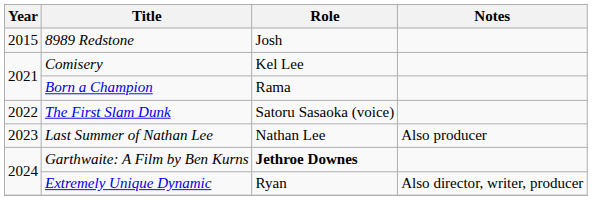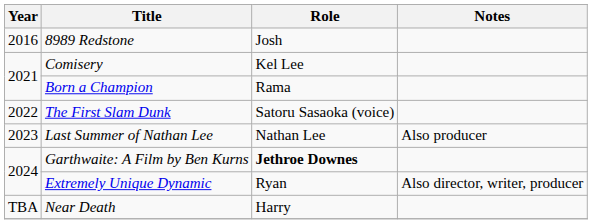(23, 40) 2015 -> (23, 40) 2016
+ row: (80, 207)
